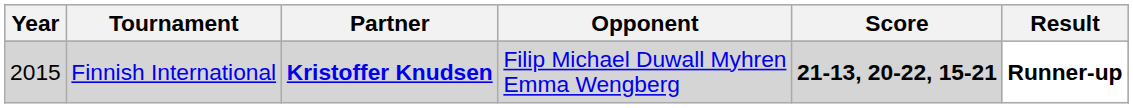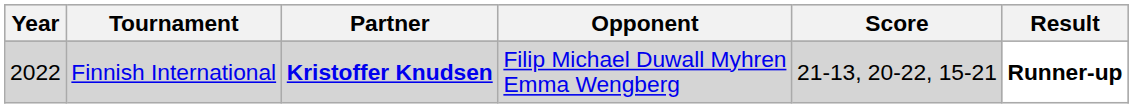(35, 72) 2015 -> (35, 72) 2022
(897, 72) bold -> (897, 72) normal
